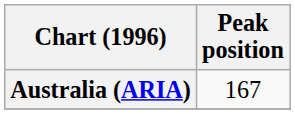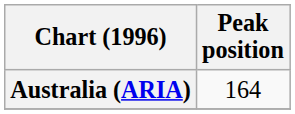(243, 89) 167 -> (243, 89) 164
